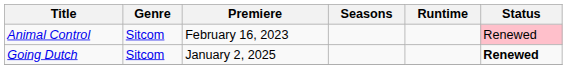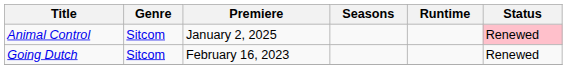(237, 34) February 16, 2023 -> (231, 34) January 2, 2025
(230, 54) January 2, 2025 -> (238, 54) February 16, 2023
(511, 54) bold -> (512, 54) normal
